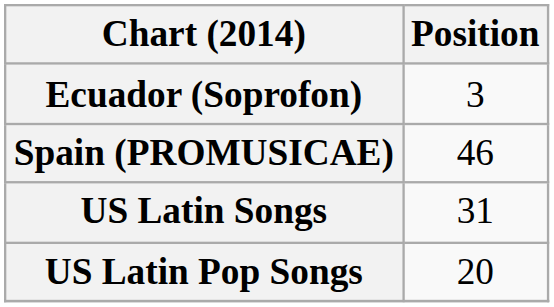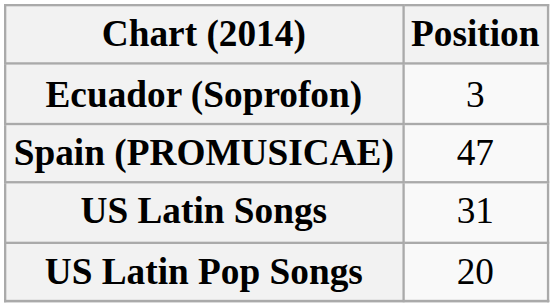(475, 152) 46 -> (475, 152) 47
